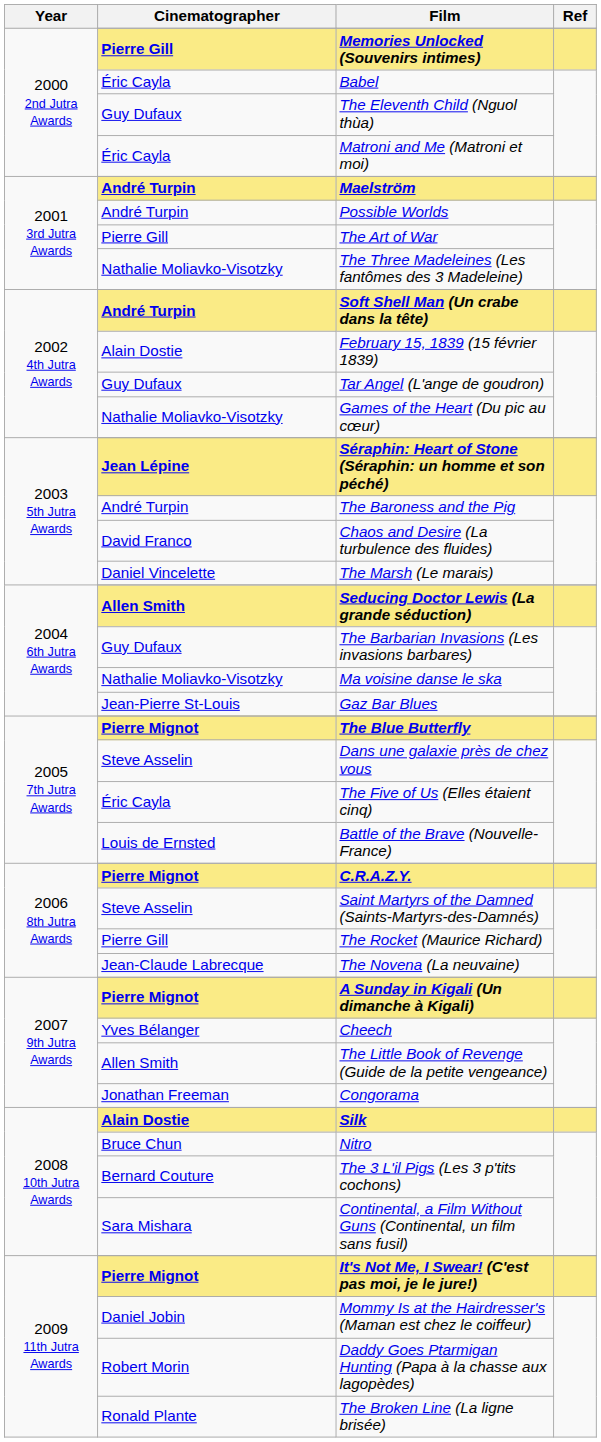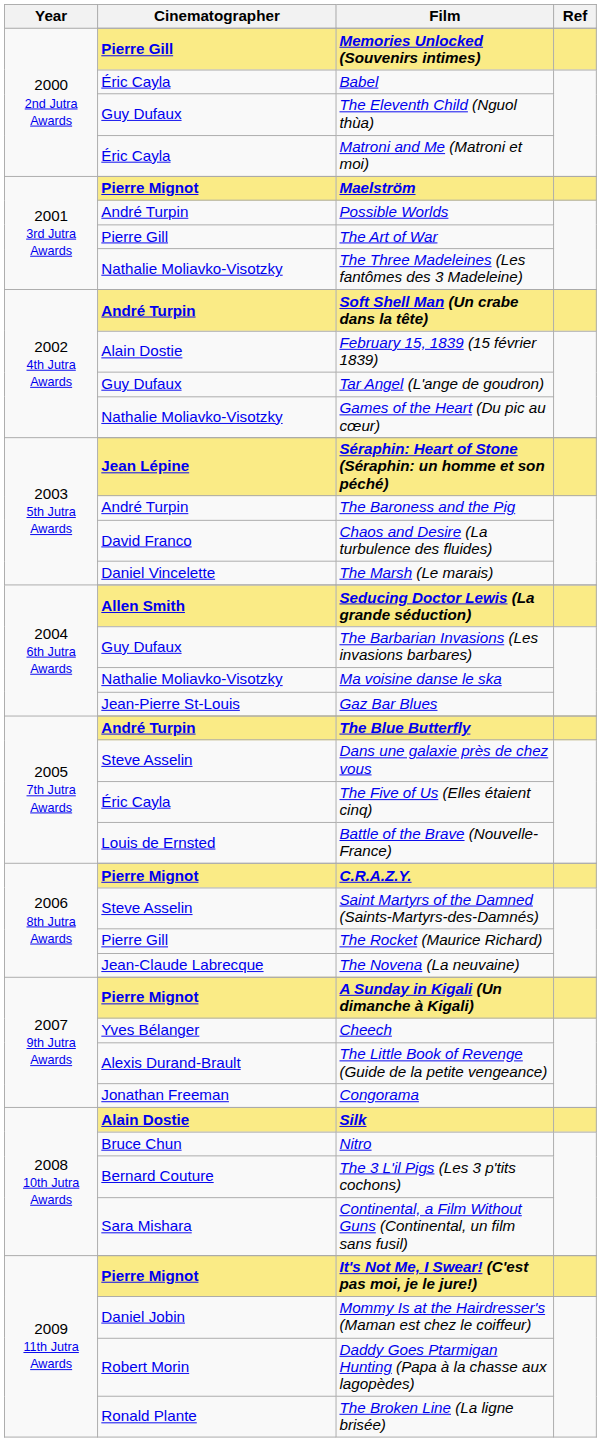(148, 188) André Turpin -> (150, 188) Pierre Mignot
(150, 727) Pierre Mignot -> (148, 727) André Turpin
(140, 1063) Allen Smith -> (171, 1063) Alexis Durand-Brault
